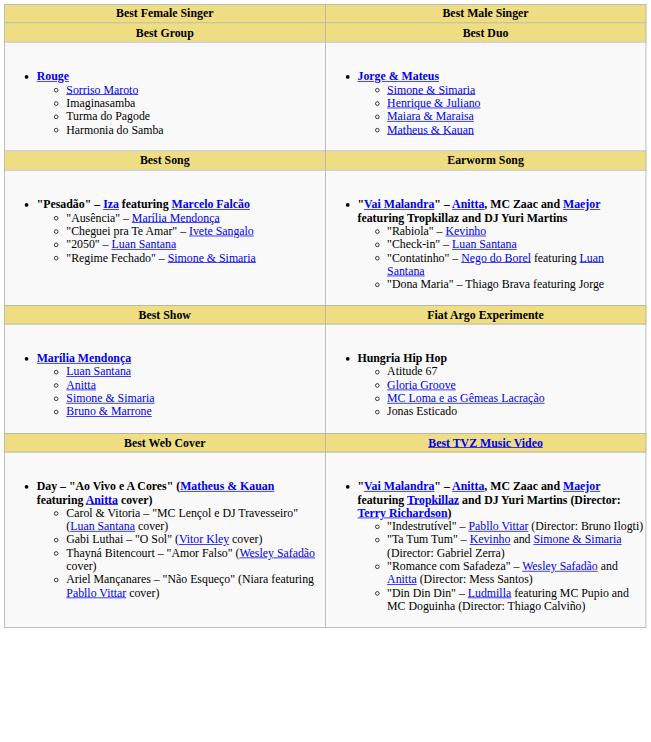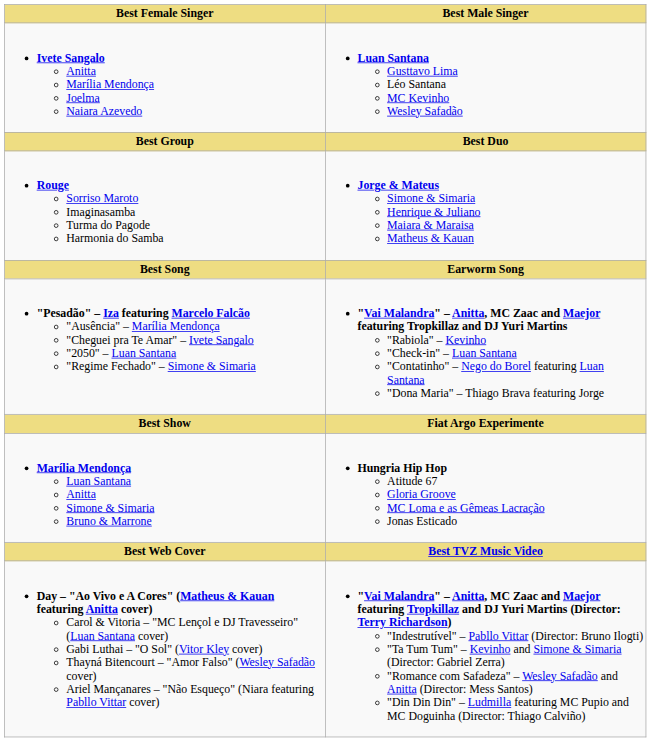+ row: (165, 84)
